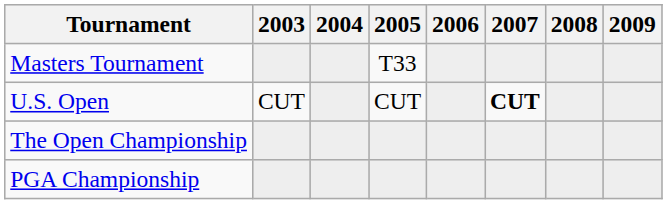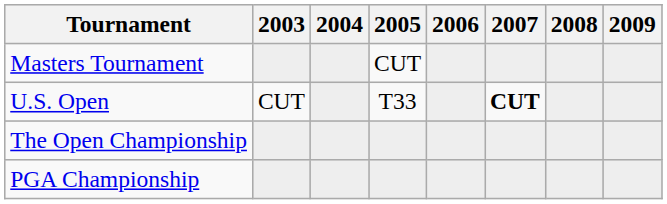(397, 62) T33 -> (397, 62) CUT
(397, 101) CUT -> (397, 101) T33
